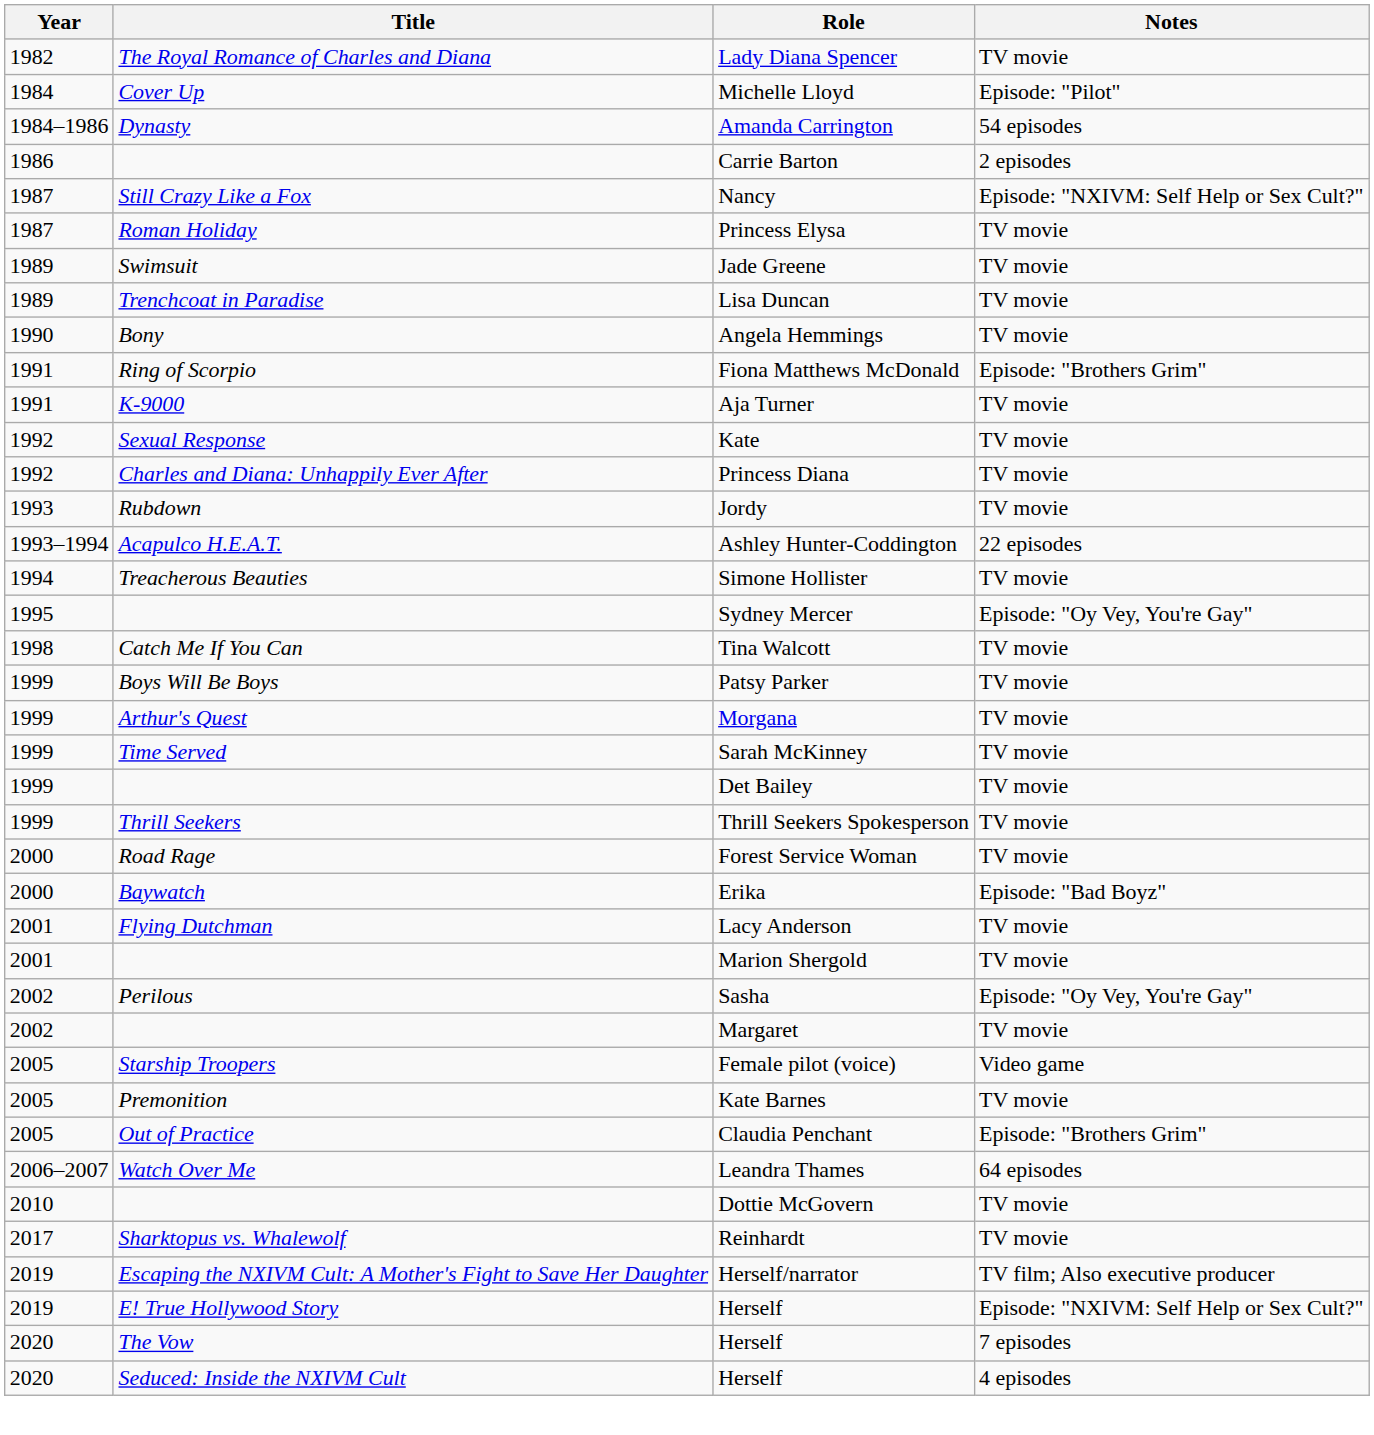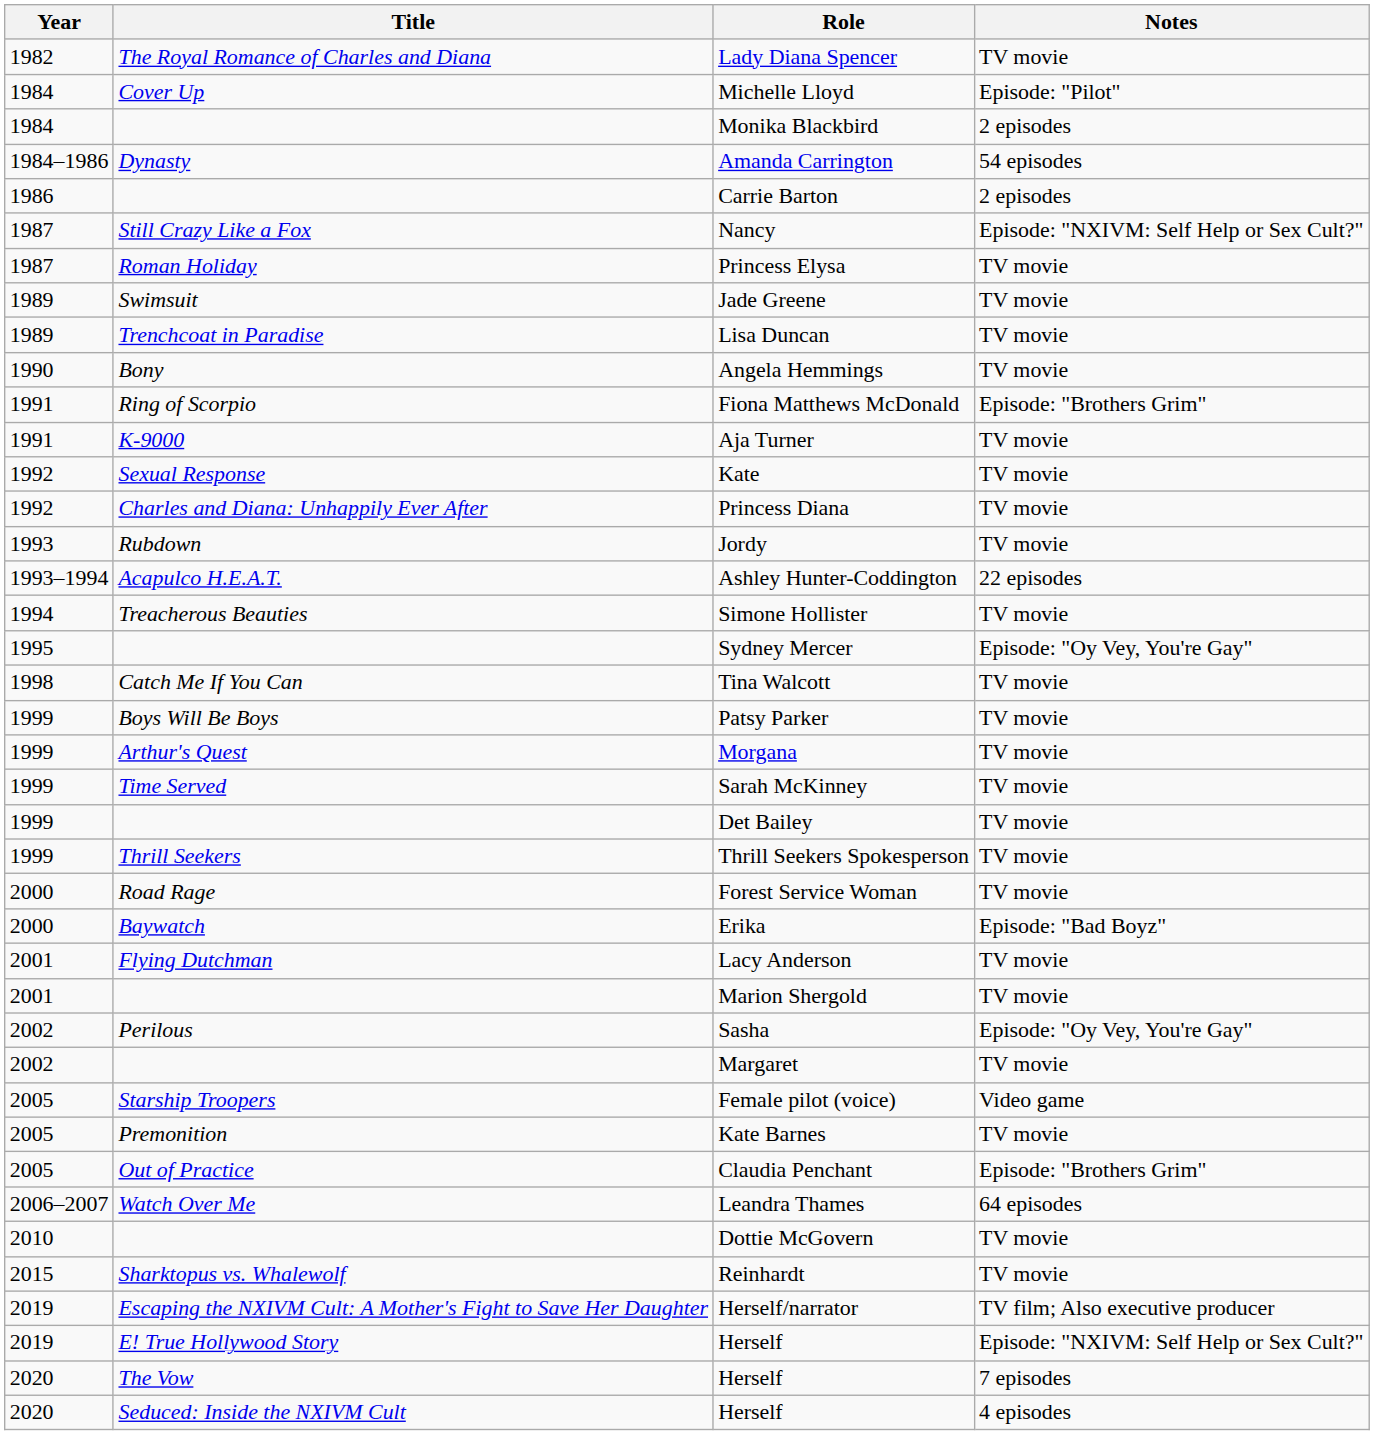+ row: (413, 126)
(32, 1238) 2017 -> (32, 1273) 2015
